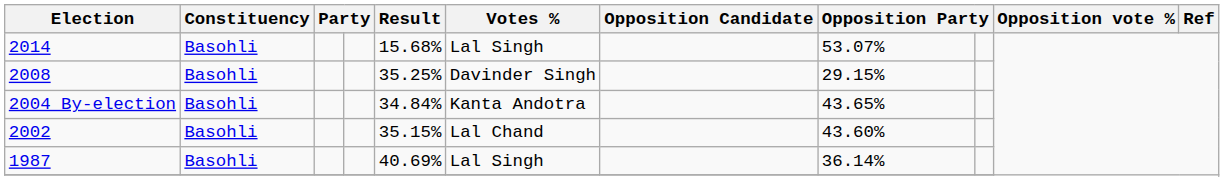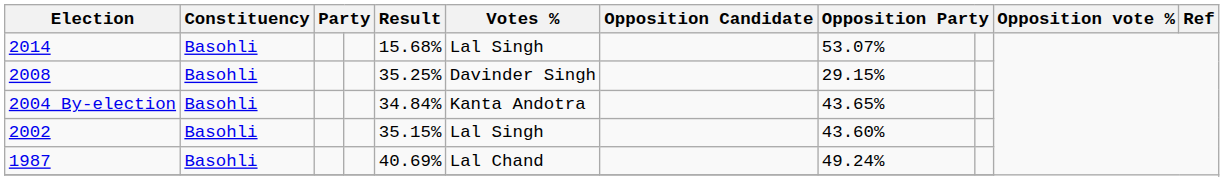(497, 132) Lal Chand -> (497, 132) Lal Singh
(497, 161) Lal Singh -> (497, 161) Lal Chand
(853, 161) 36.14% -> (853, 161) 49.24%
